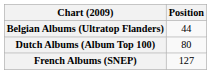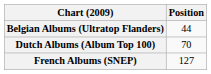(186, 45) 80 -> (186, 45) 70
